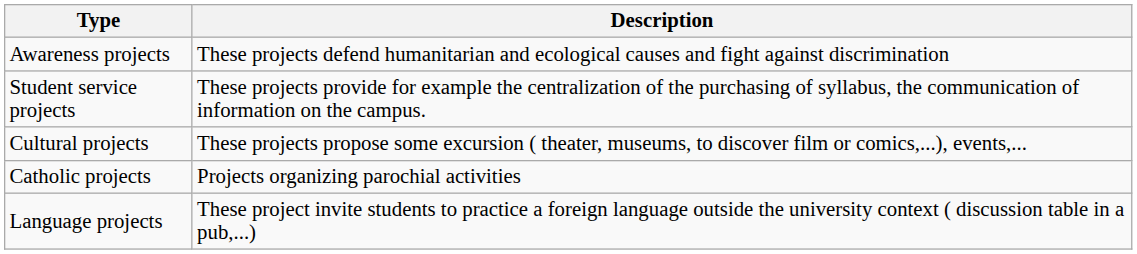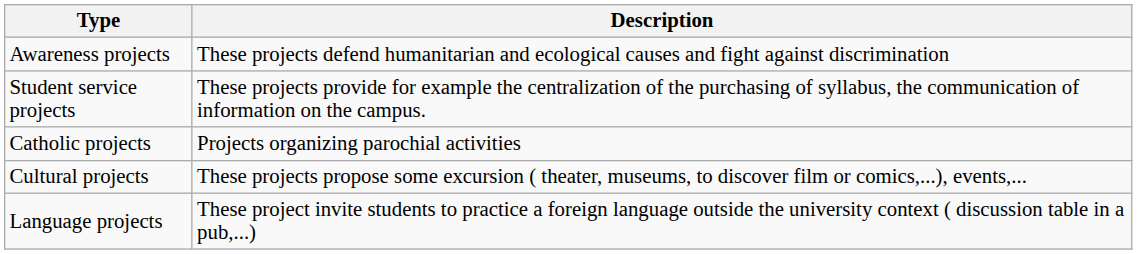rows swapped: (79, 143) <-> (80, 176)
